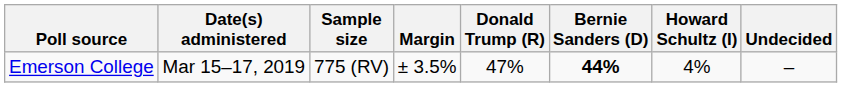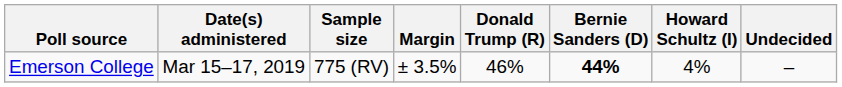(505, 67) 47% -> (505, 67) 46%
